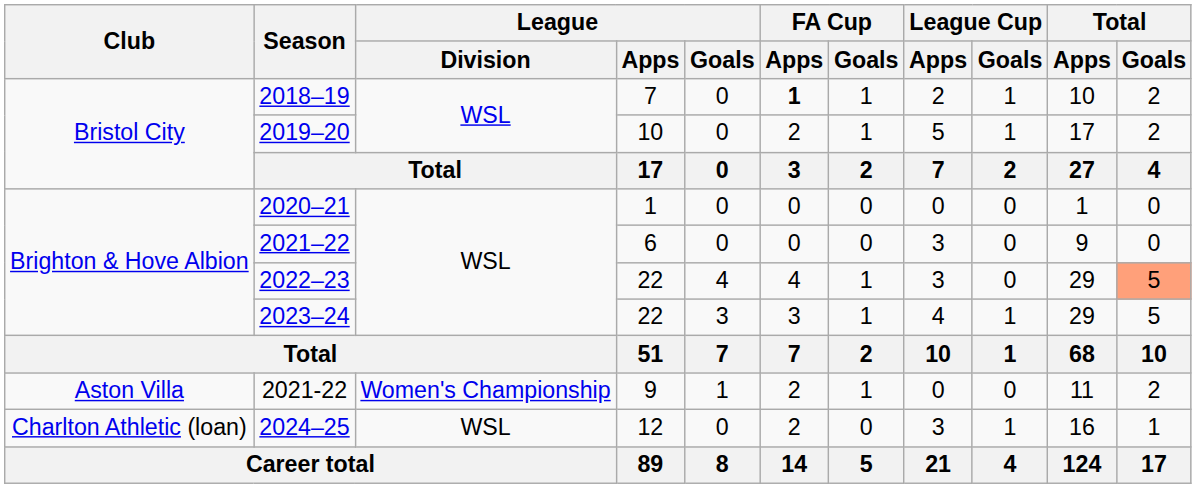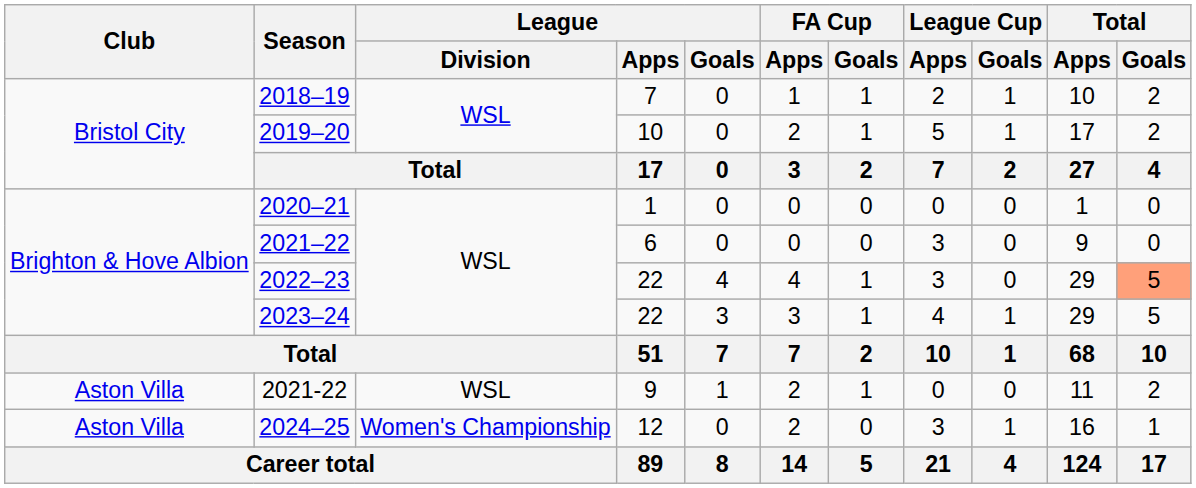(794, 96) bold -> (794, 96) normal
(486, 390) Women's Championship -> (486, 390) WSL
(129, 427) Charlton Athletic (loan) -> (129, 427) Aston Villa
(486, 427) WSL -> (486, 427) Women's Championship
